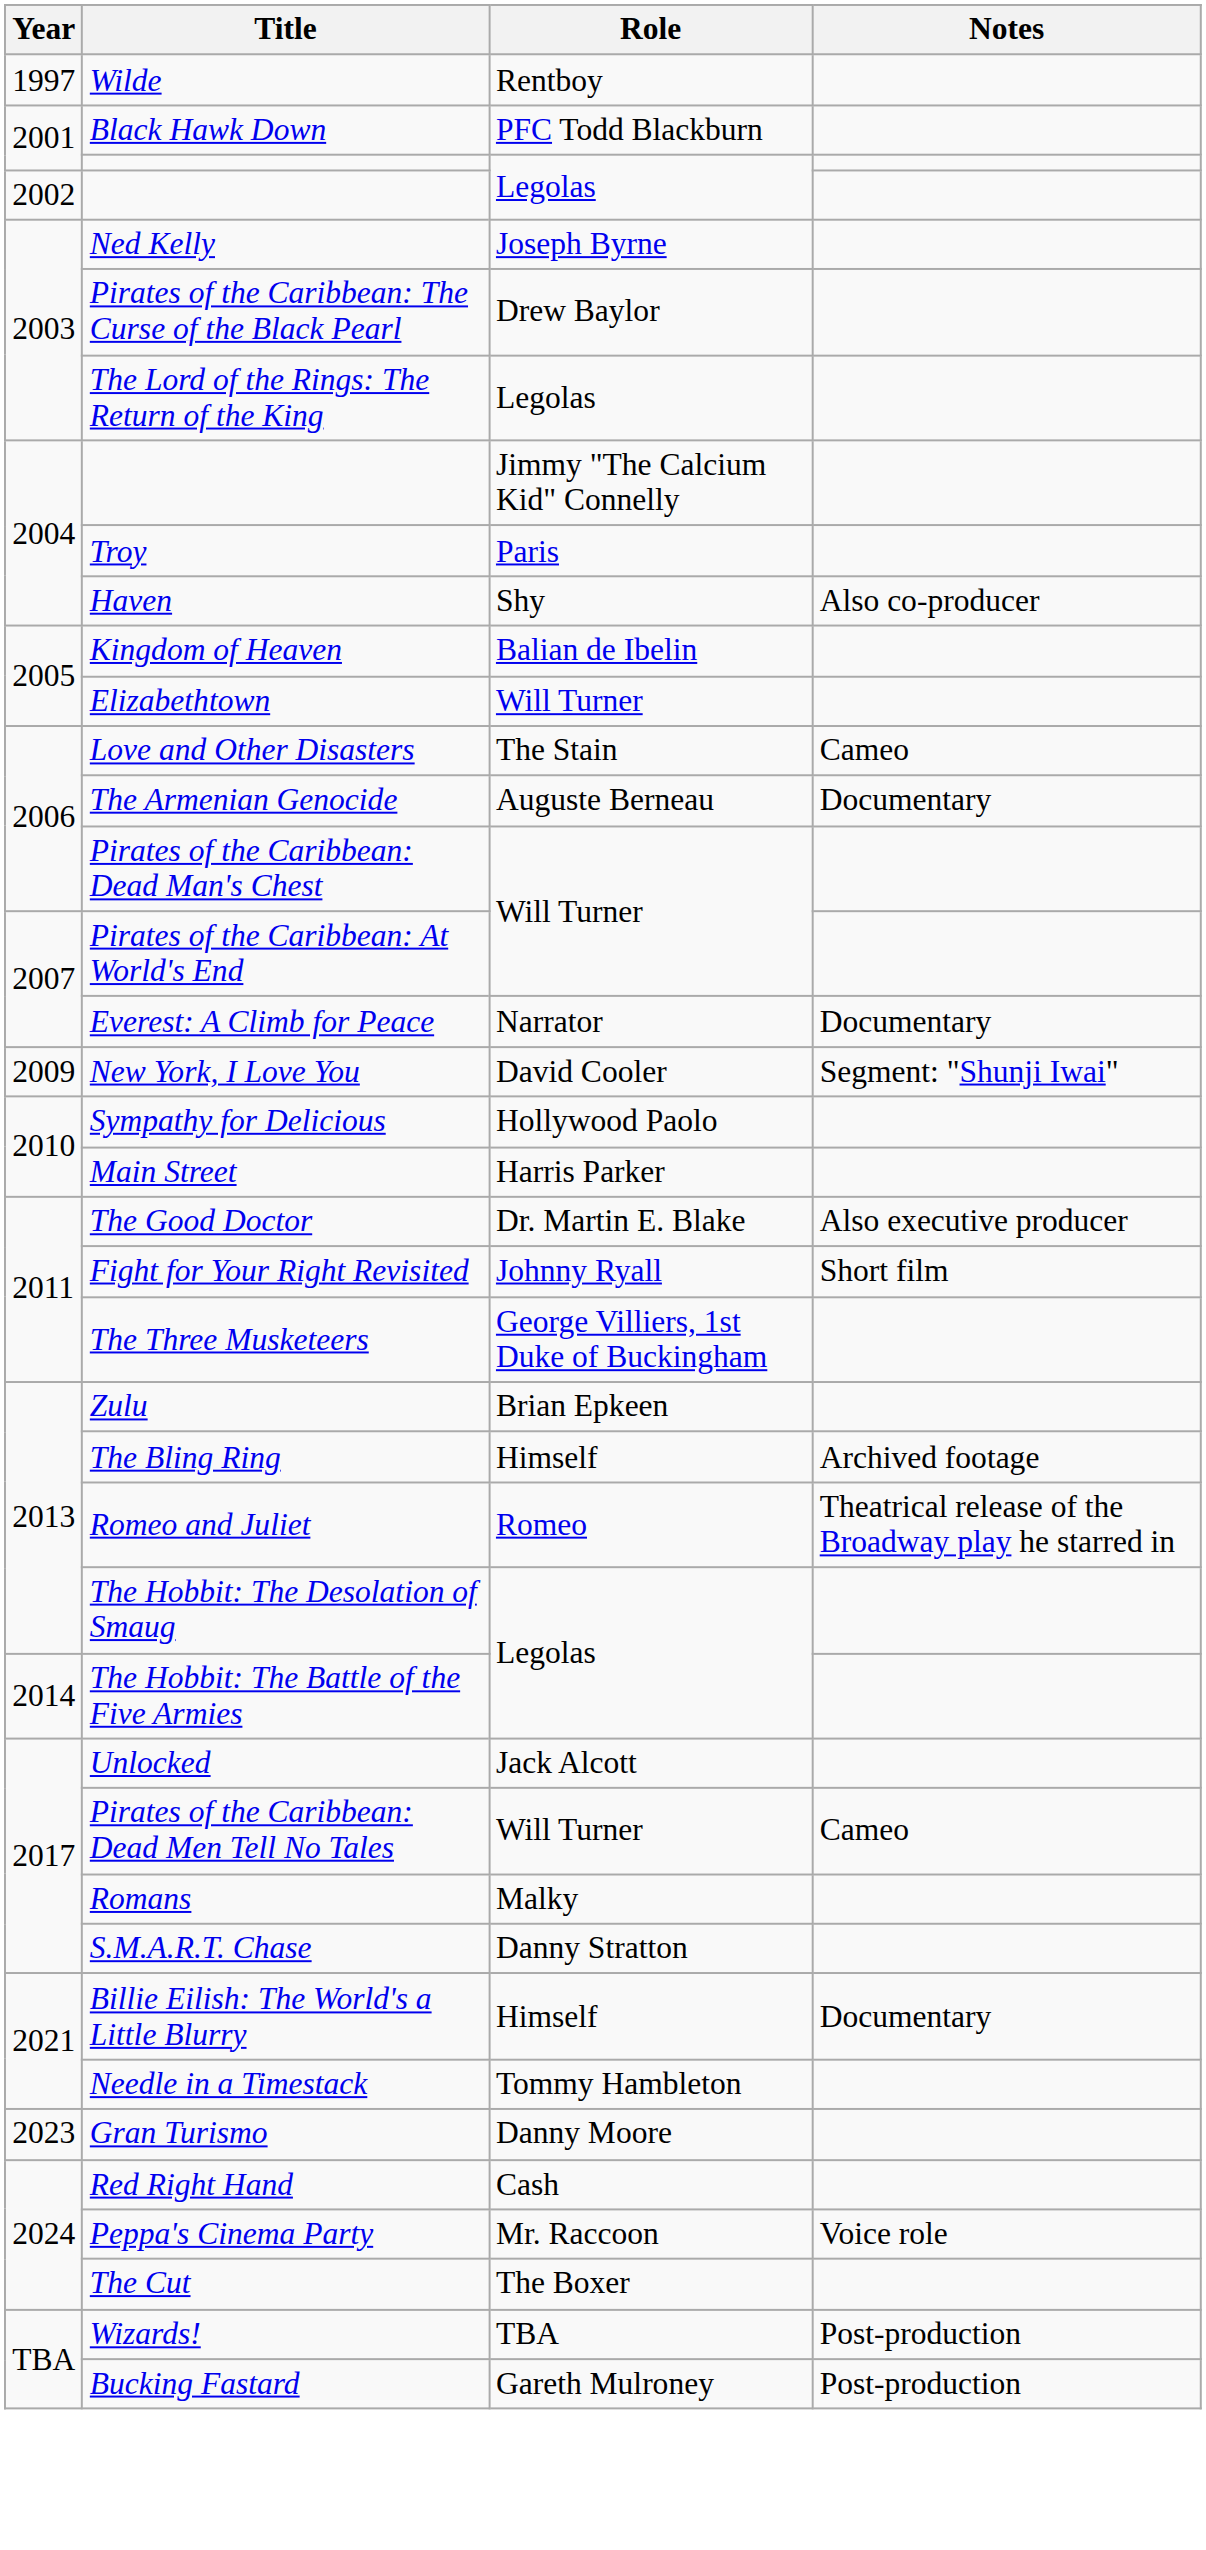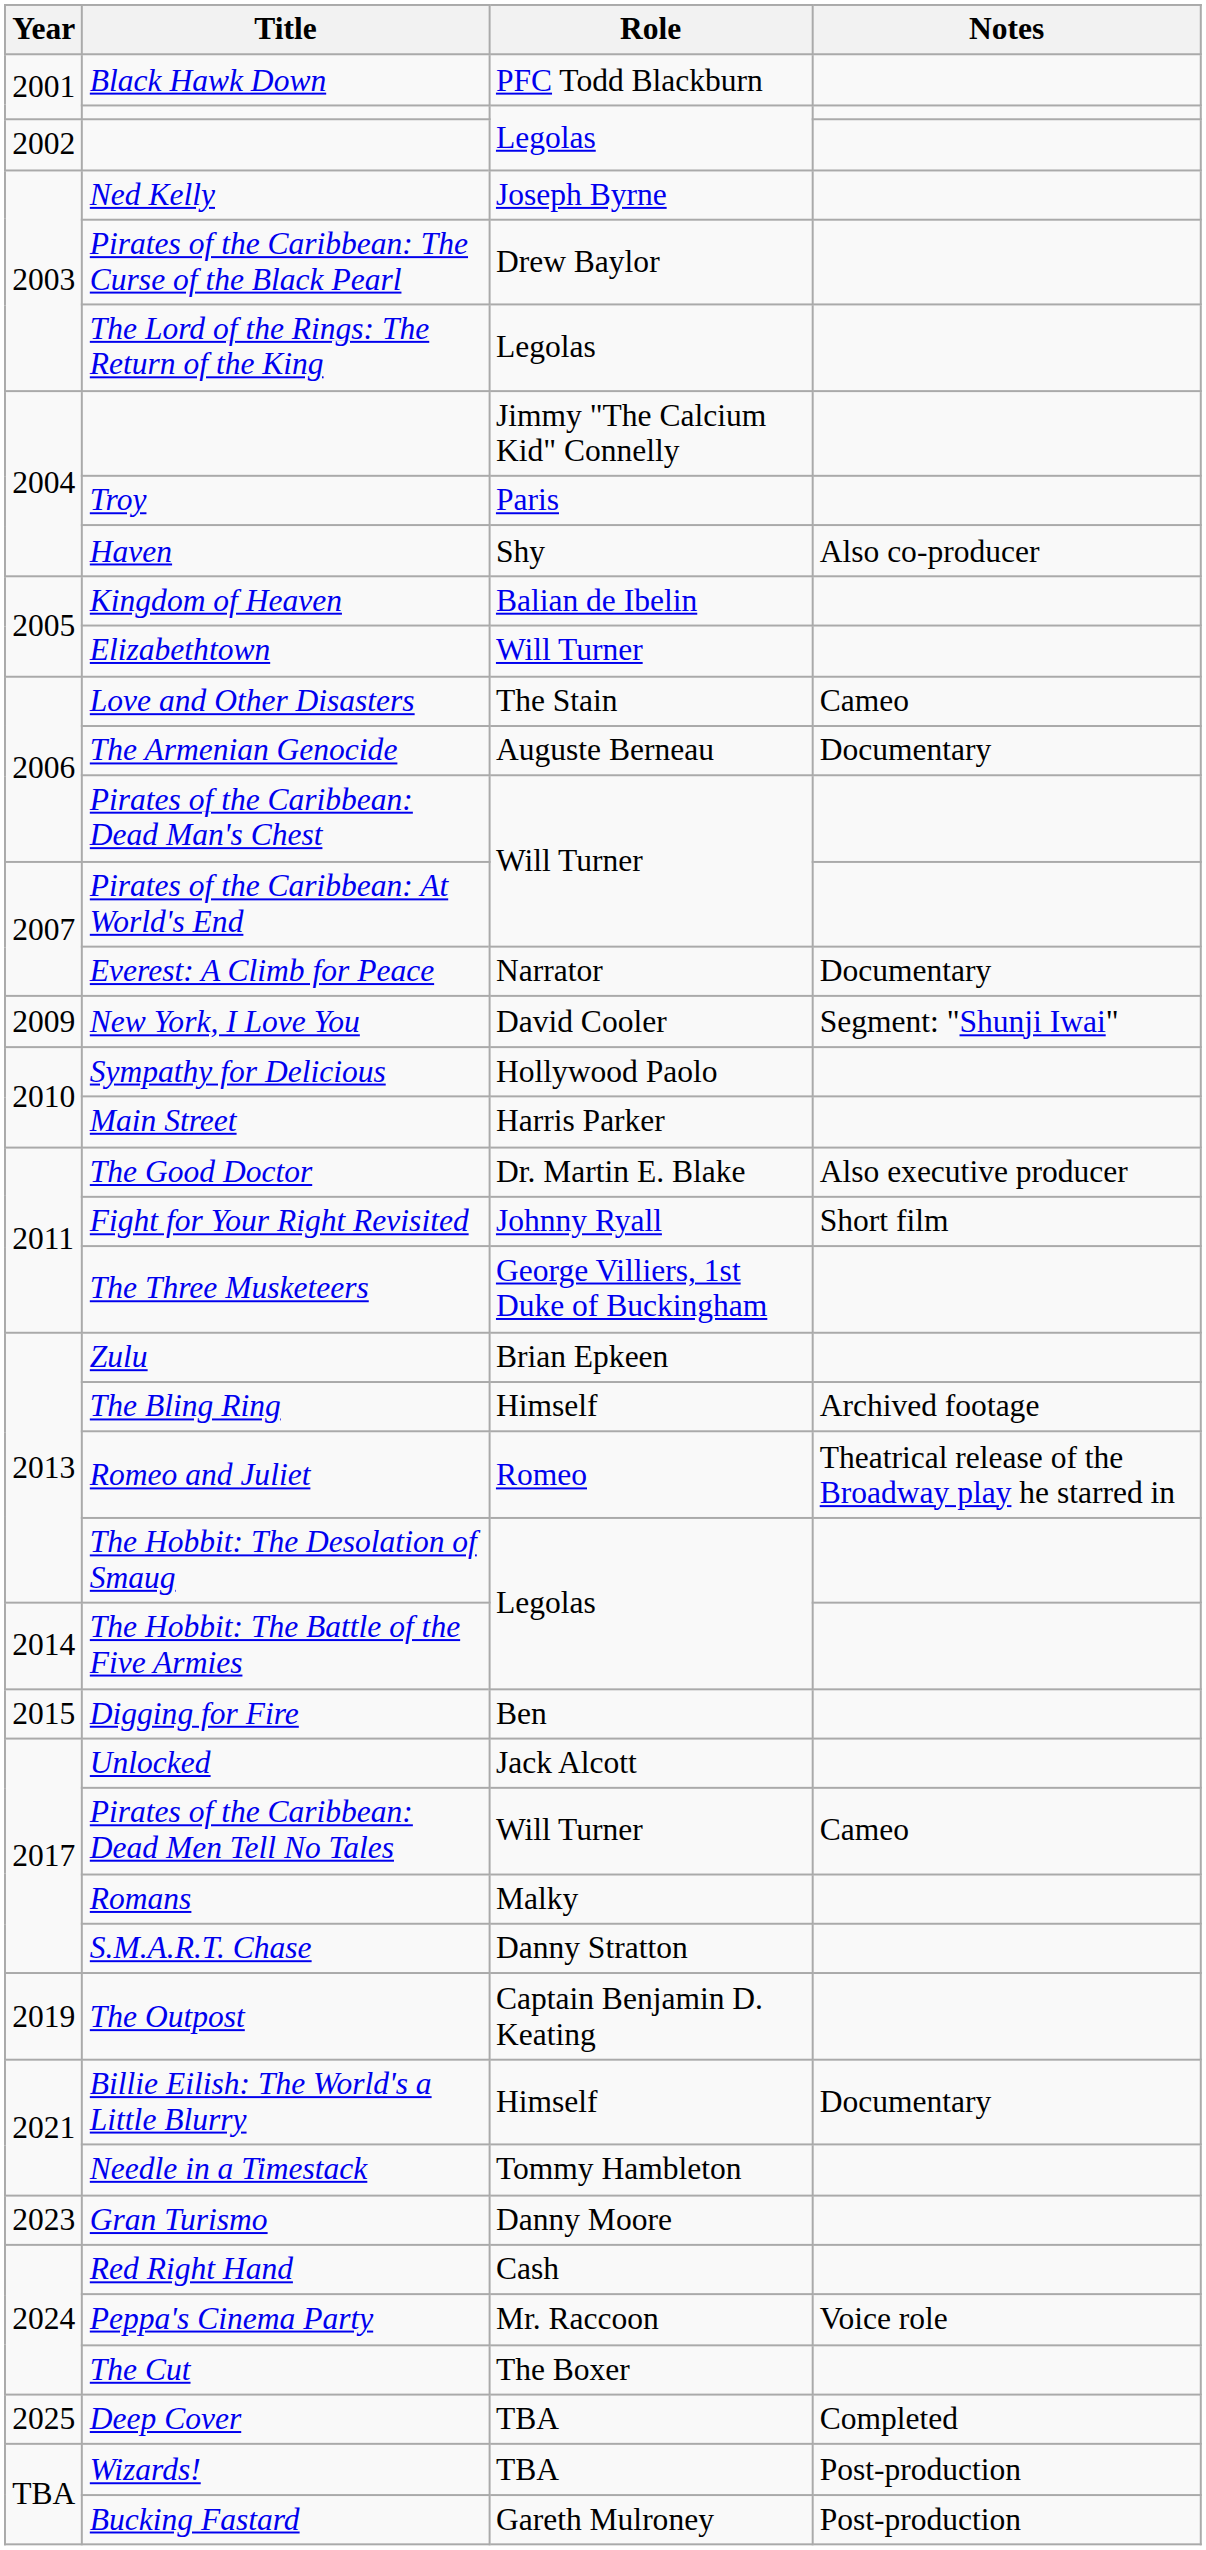- row: (44, 79)
+ row: (44, 1712)
+ row: (44, 2015)
+ row: (44, 2419)
